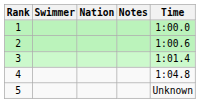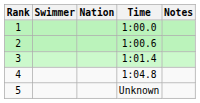columns swapped: (173, 12) <-> (133, 12)
